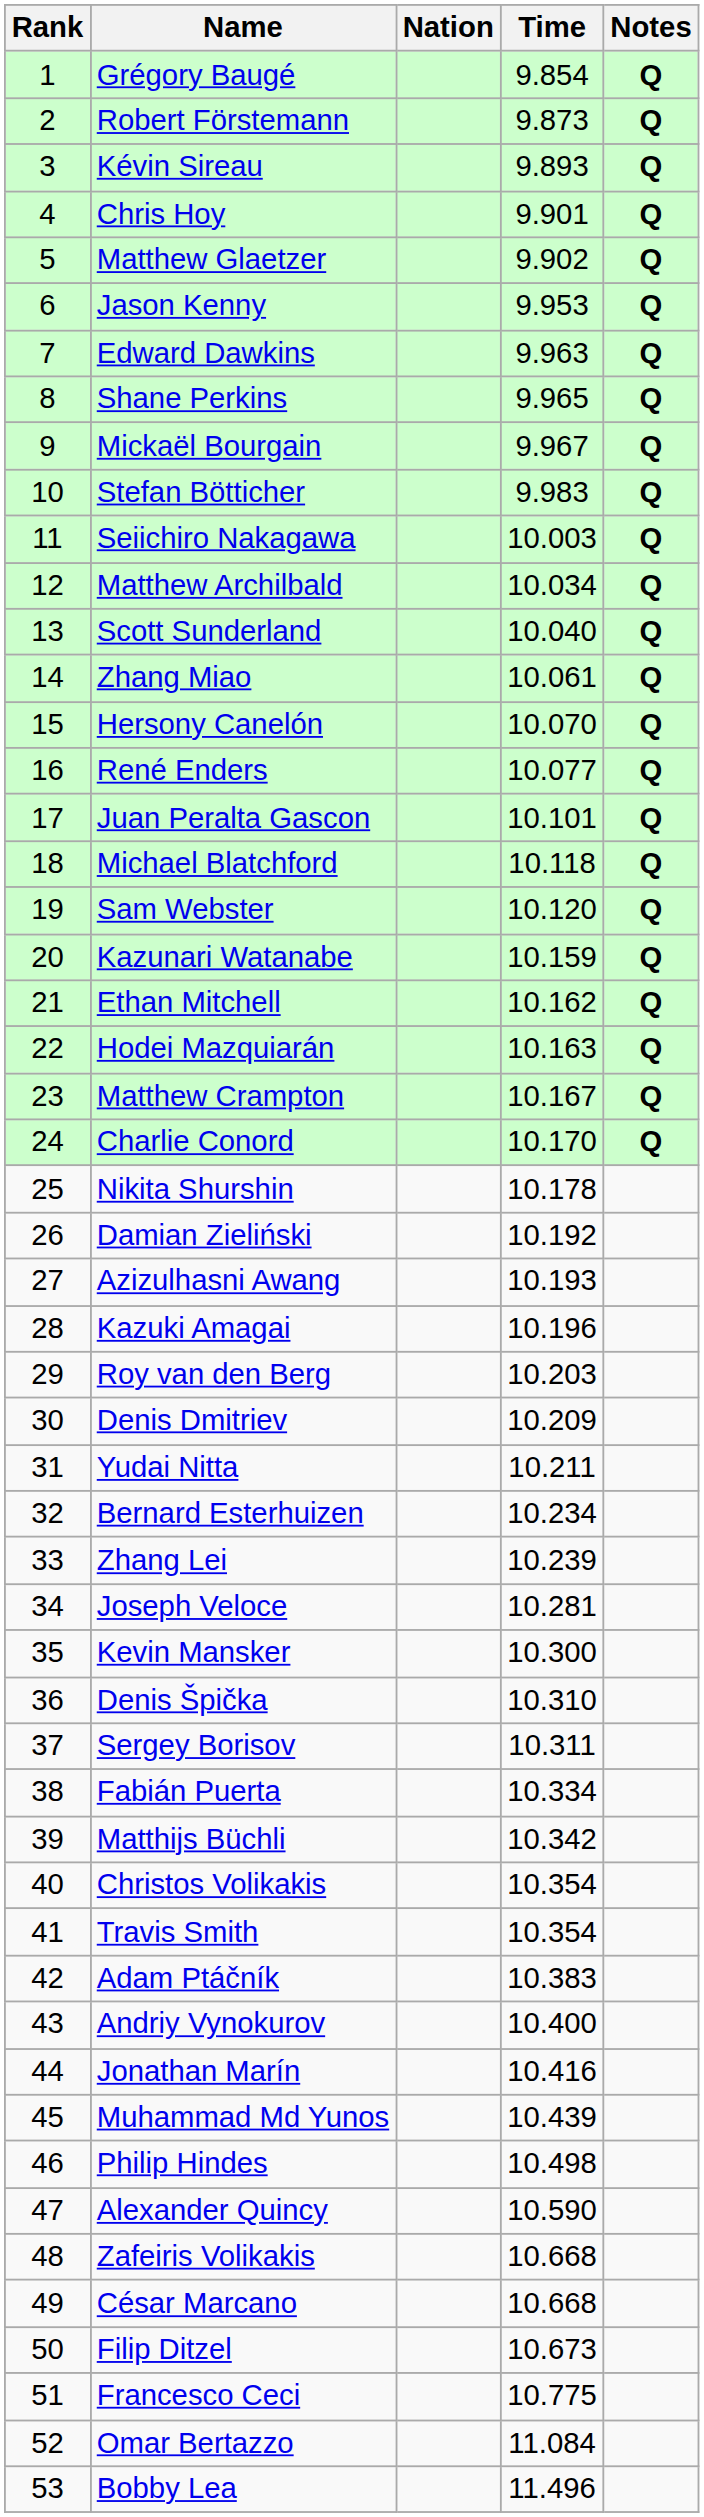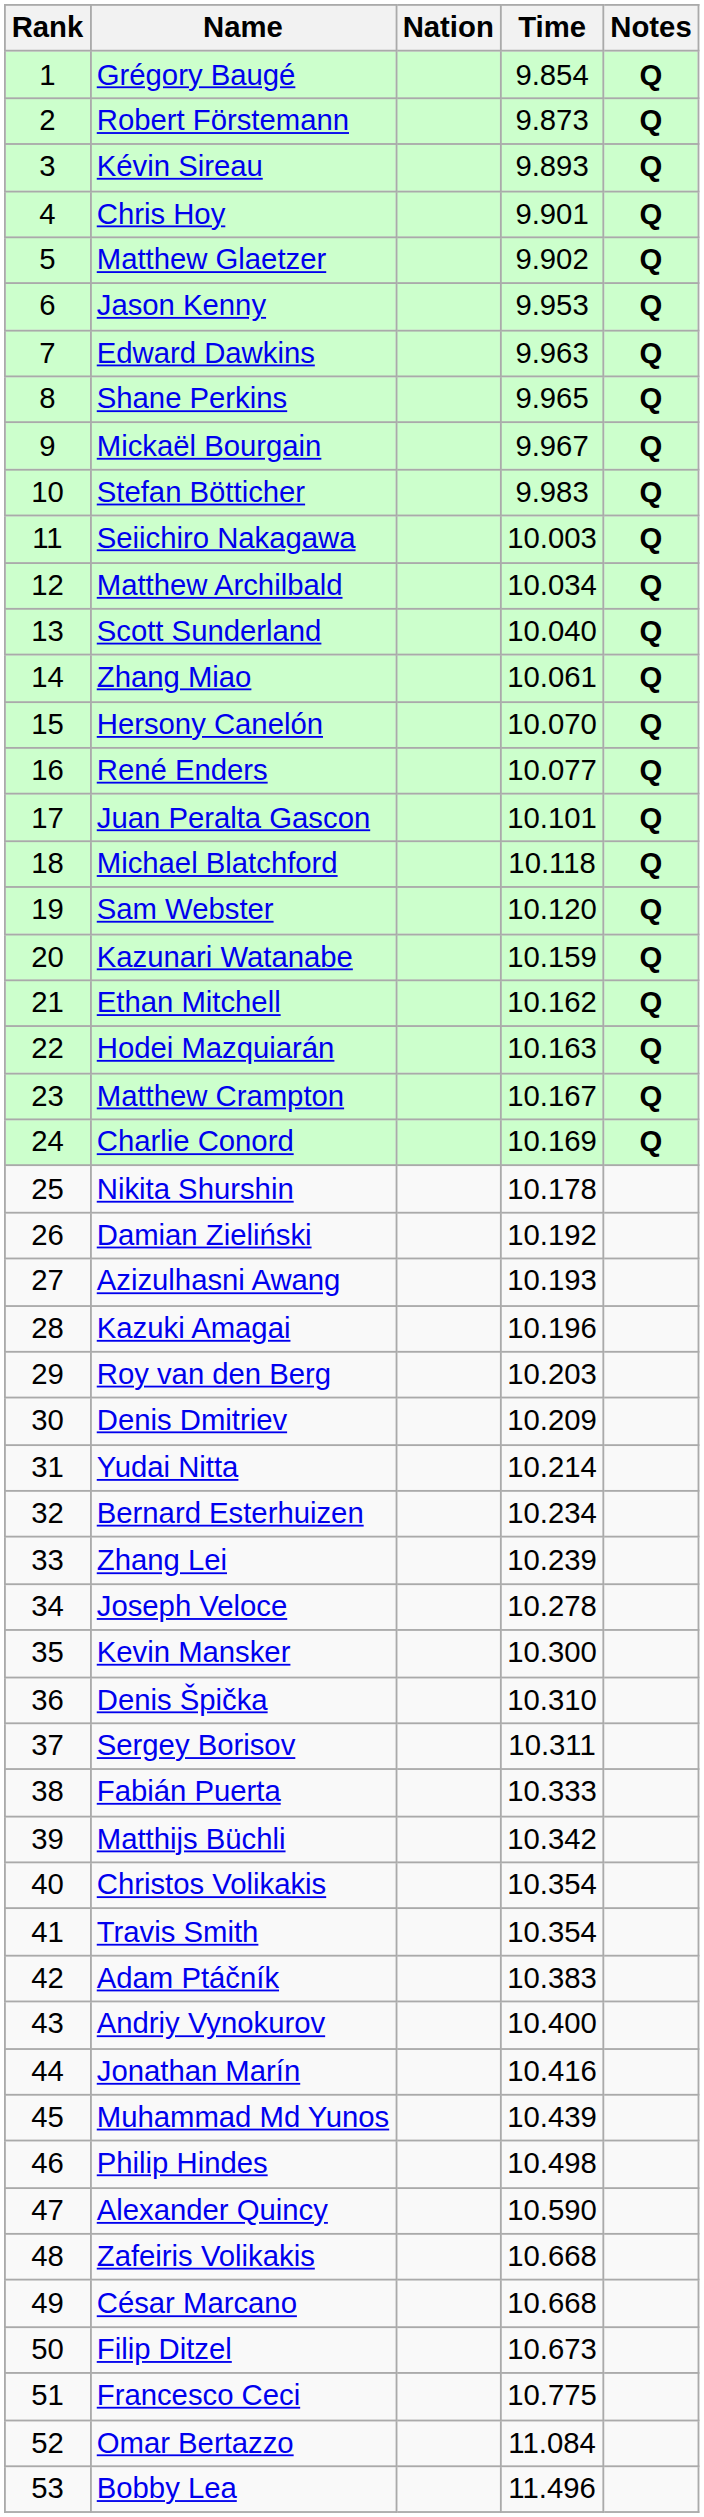(552, 1142) 10.170 -> (552, 1142) 10.169
(552, 1467) 10.211 -> (552, 1467) 10.214
(552, 1606) 10.281 -> (552, 1606) 10.278
(552, 1792) 10.334 -> (552, 1792) 10.333
